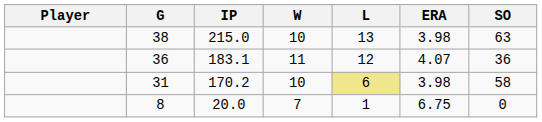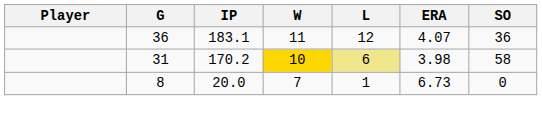- row: (160, 38)
(297, 83) no background -> (297, 61) gold background
(434, 106) 6.75 -> (434, 83) 6.73
